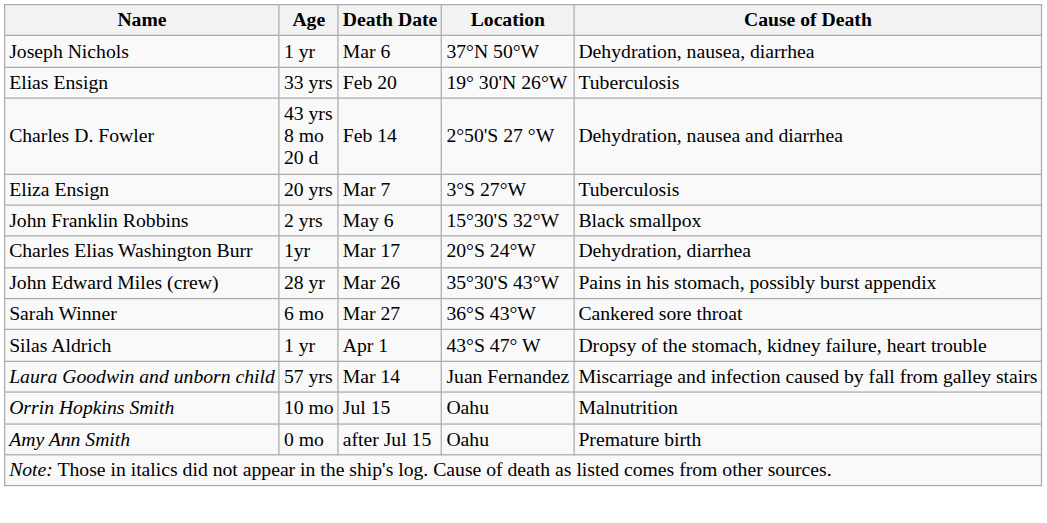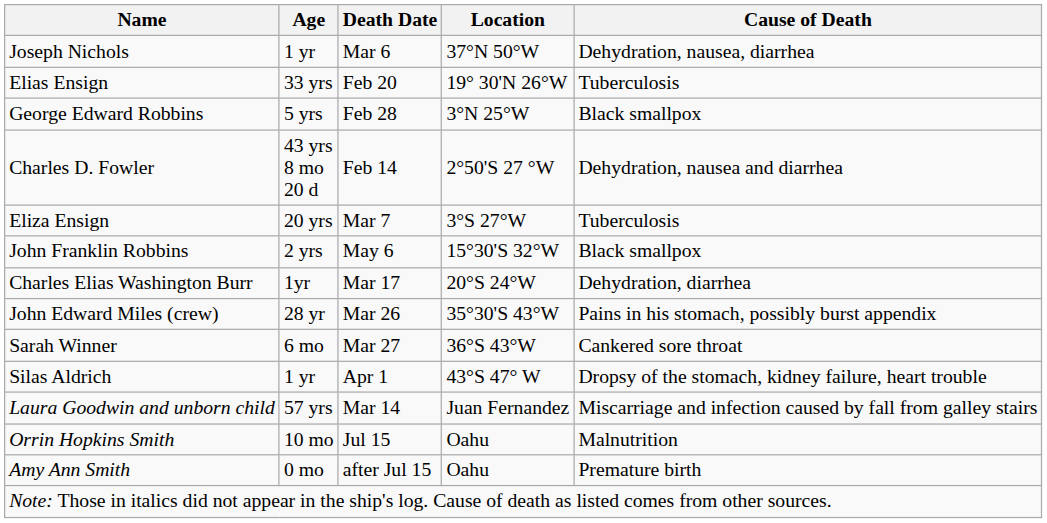+ row: (106, 113)
